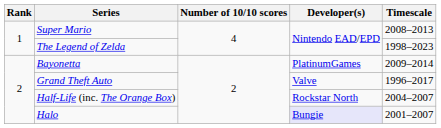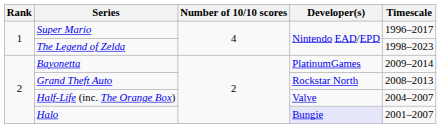(409, 30) 2008–2013 -> (409, 30) 1996–2017
(304, 81) Valve -> (325, 81) Rockstar North
(409, 81) 1996–2017 -> (409, 81) 2008–2013
(325, 98) Rockstar North -> (304, 98) Valve
